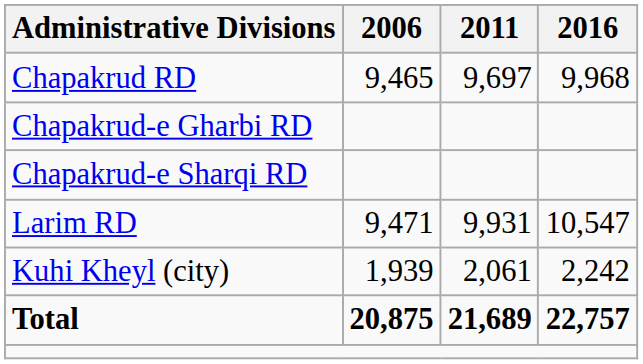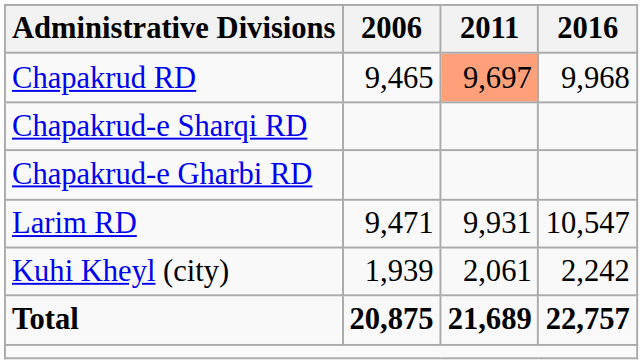(497, 77) no background -> (497, 77) lightsalmon background
rows swapped: (162, 125) <-> (160, 174)
